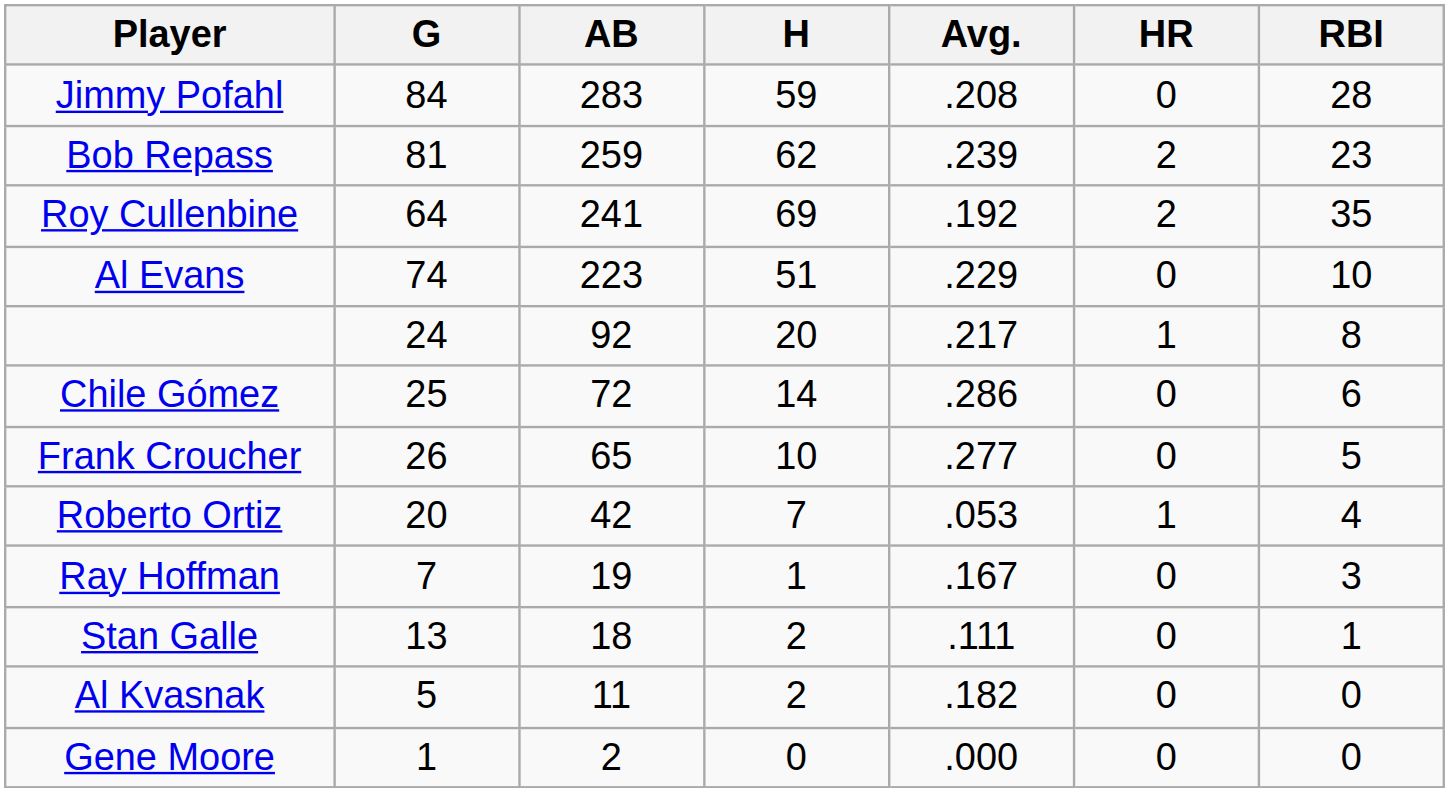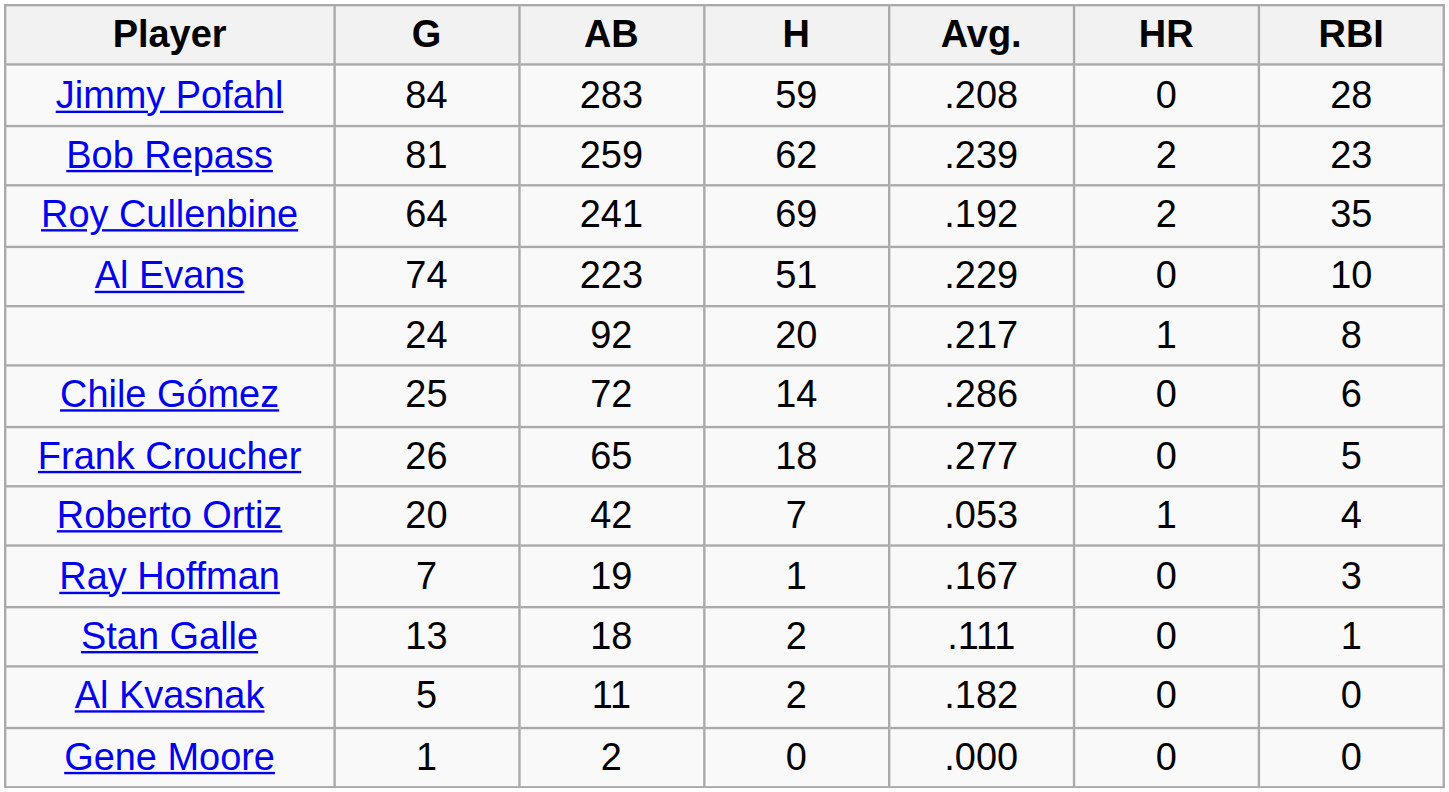(796, 455) 10 -> (796, 455) 18
